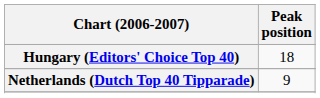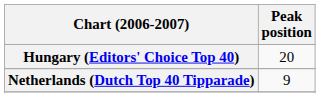(287, 56) 18 -> (287, 56) 20
